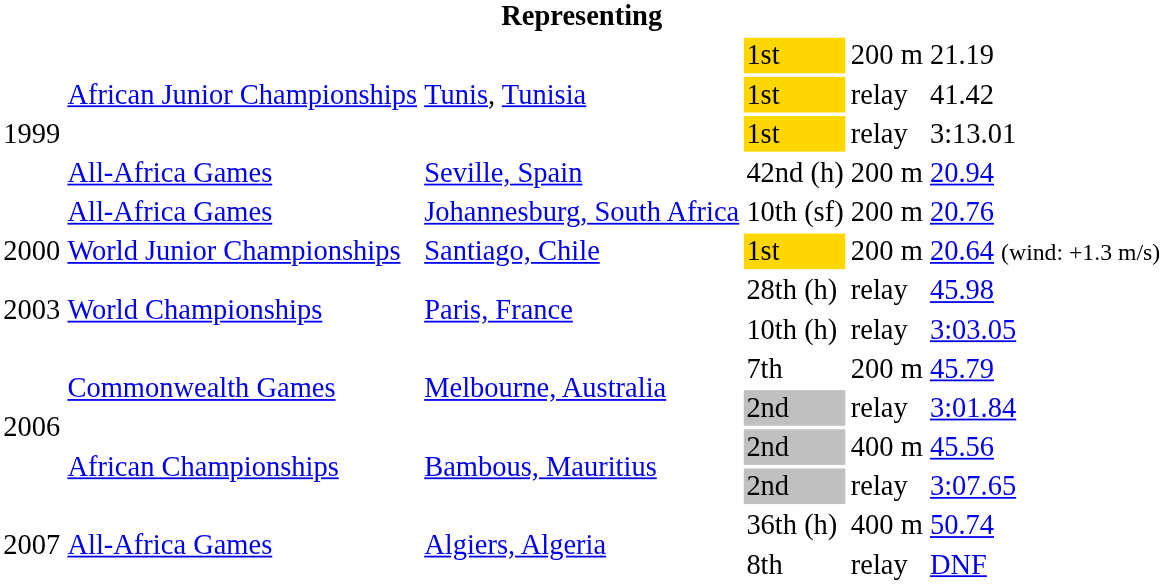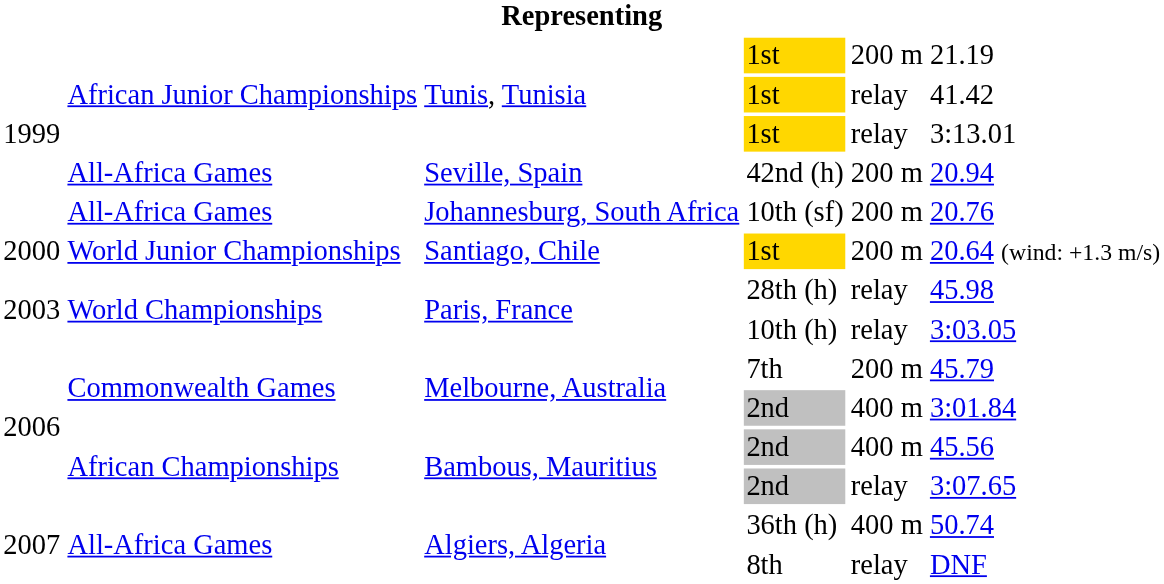(879, 407) relay -> (887, 407) 400 m
